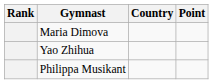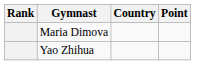- row: (83, 69)
